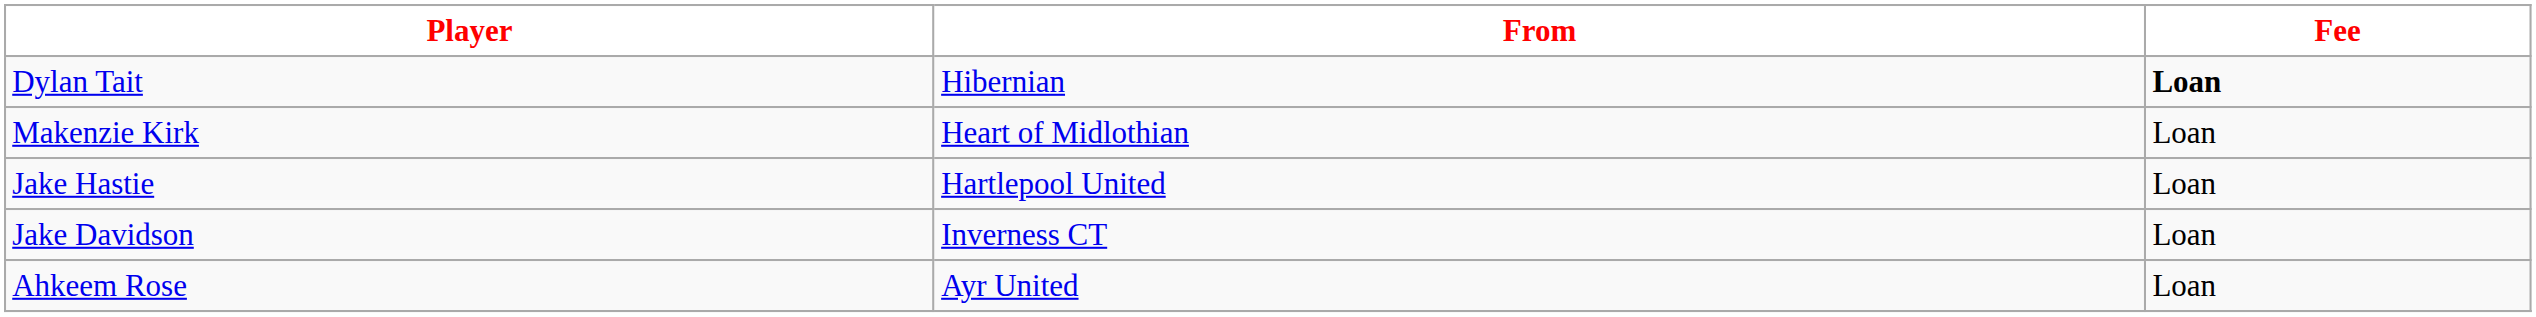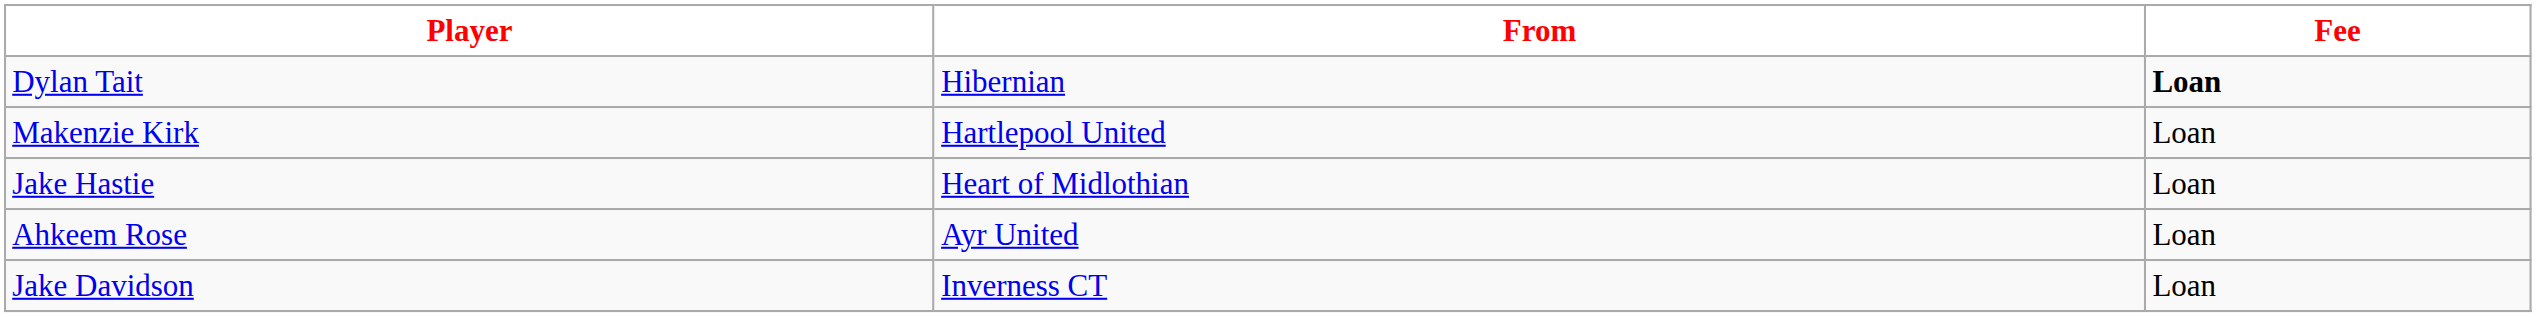(1065, 132) Heart of Midlothian -> (1053, 132) Hartlepool United
(1053, 183) Hartlepool United -> (1065, 183) Heart of Midlothian
rows swapped: (103, 234) <-> (100, 285)
